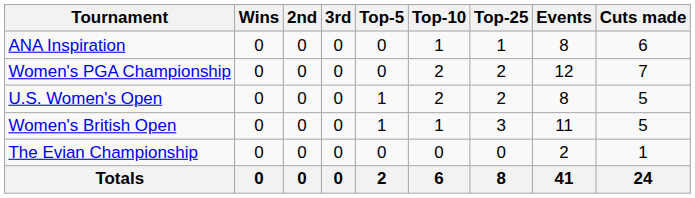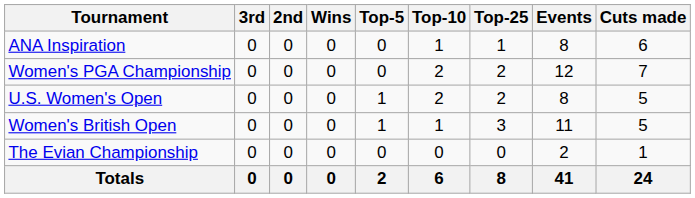columns swapped: (259, 17) <-> (338, 17)
